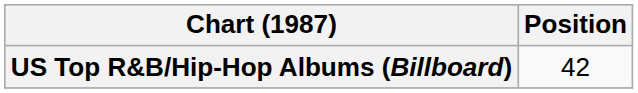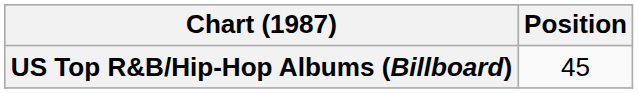(576, 66) 42 -> (576, 66) 45
